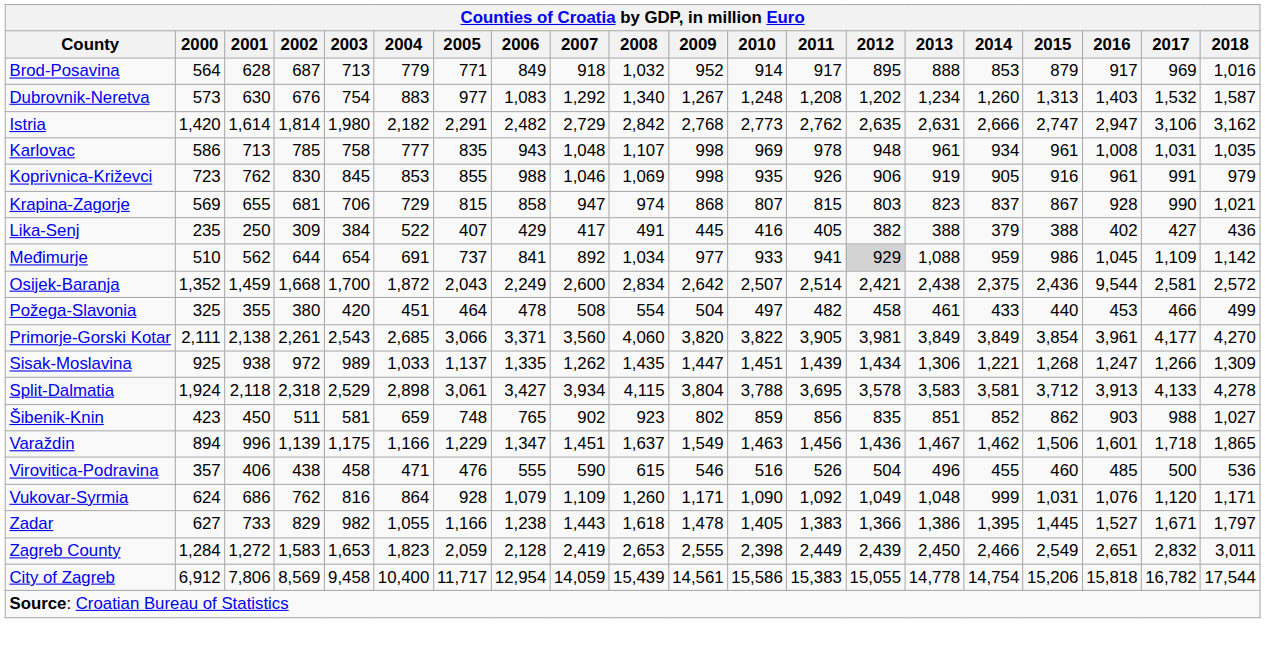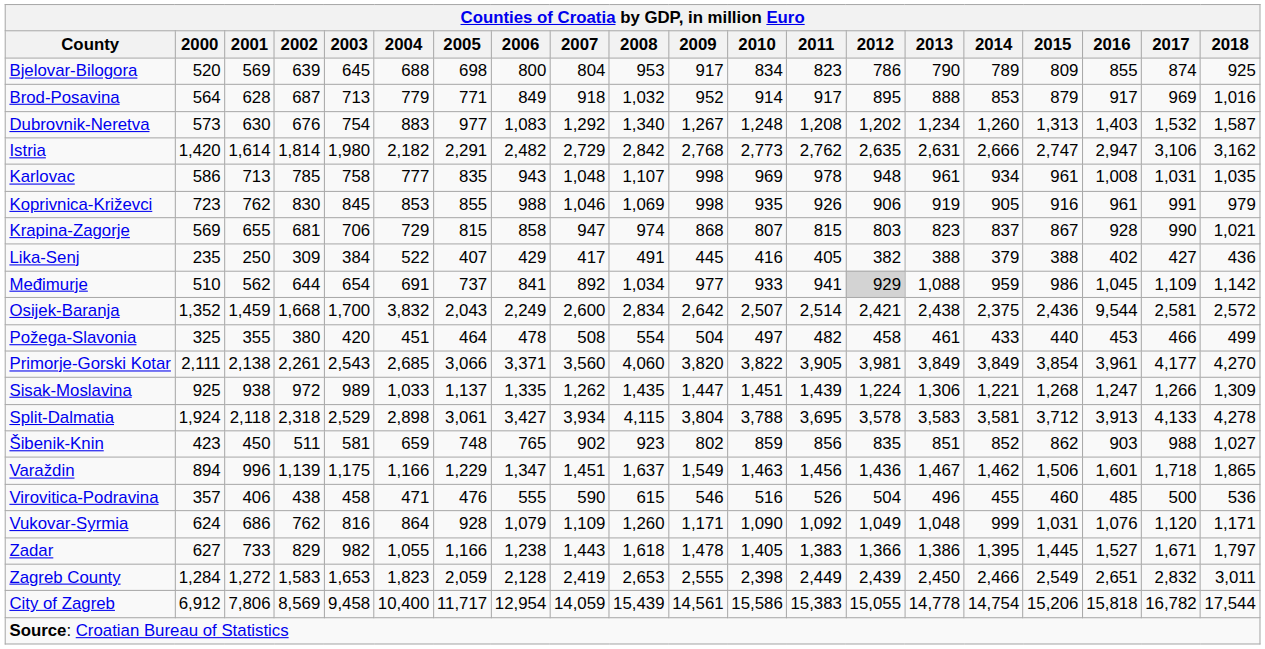+ row: (73, 71)
(408, 284) 1,872 -> (408, 310) 3,832
(880, 364) 1,434 -> (880, 390) 1,224
